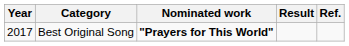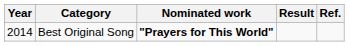(20, 31) 2017 -> (20, 31) 2014
